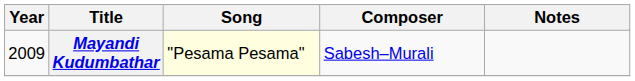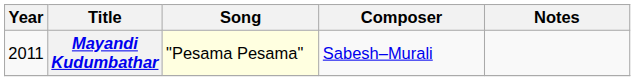(27, 52) 2009 -> (26, 52) 2011
